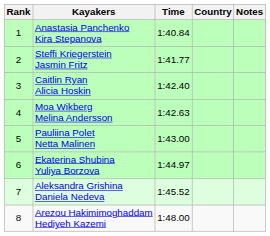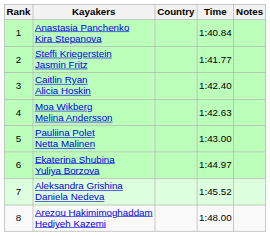columns swapped: (213, 12) <-> (173, 12)
